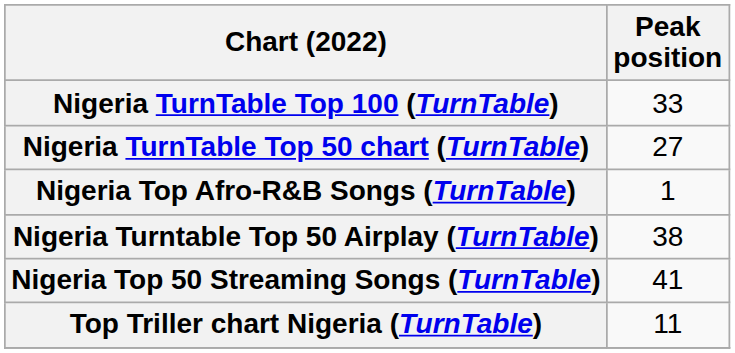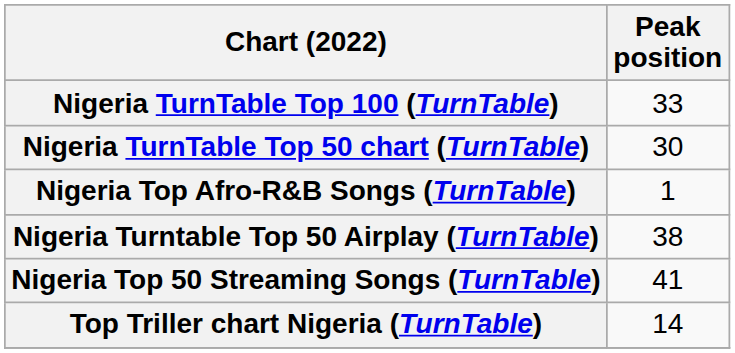(668, 147) 27 -> (668, 147) 30
(668, 324) 11 -> (668, 324) 14
